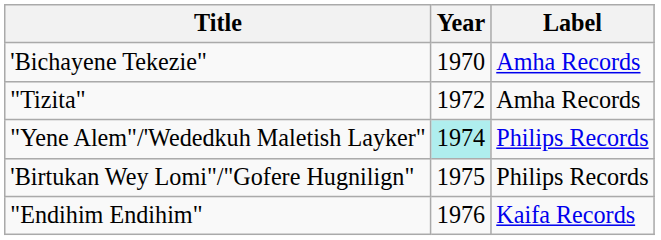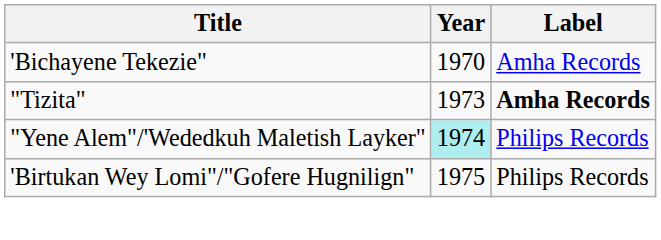(461, 100) 1972 -> (461, 100) 1973
(568, 100) normal -> (573, 100) bold
- row: (106, 215)
